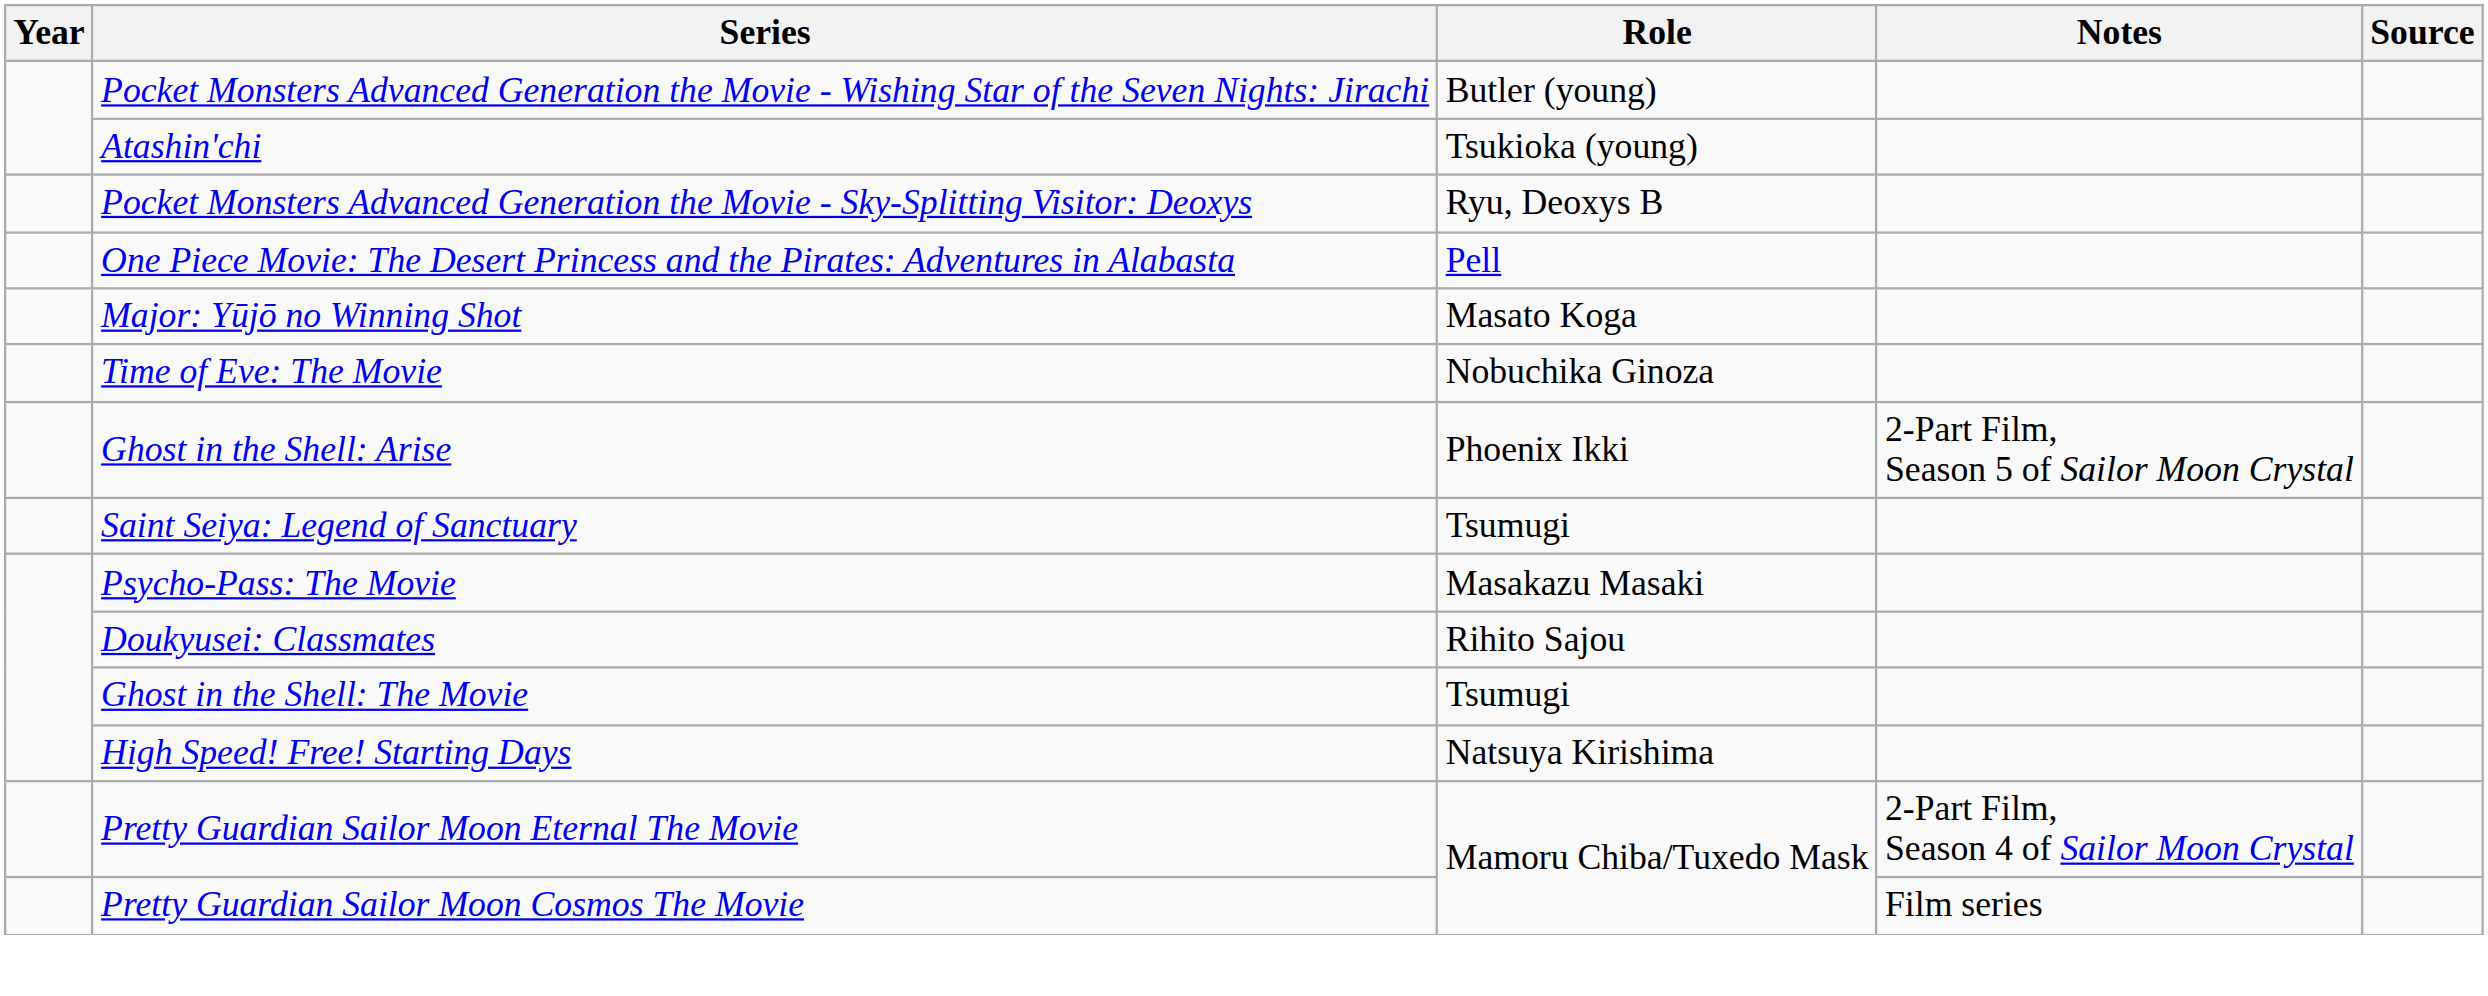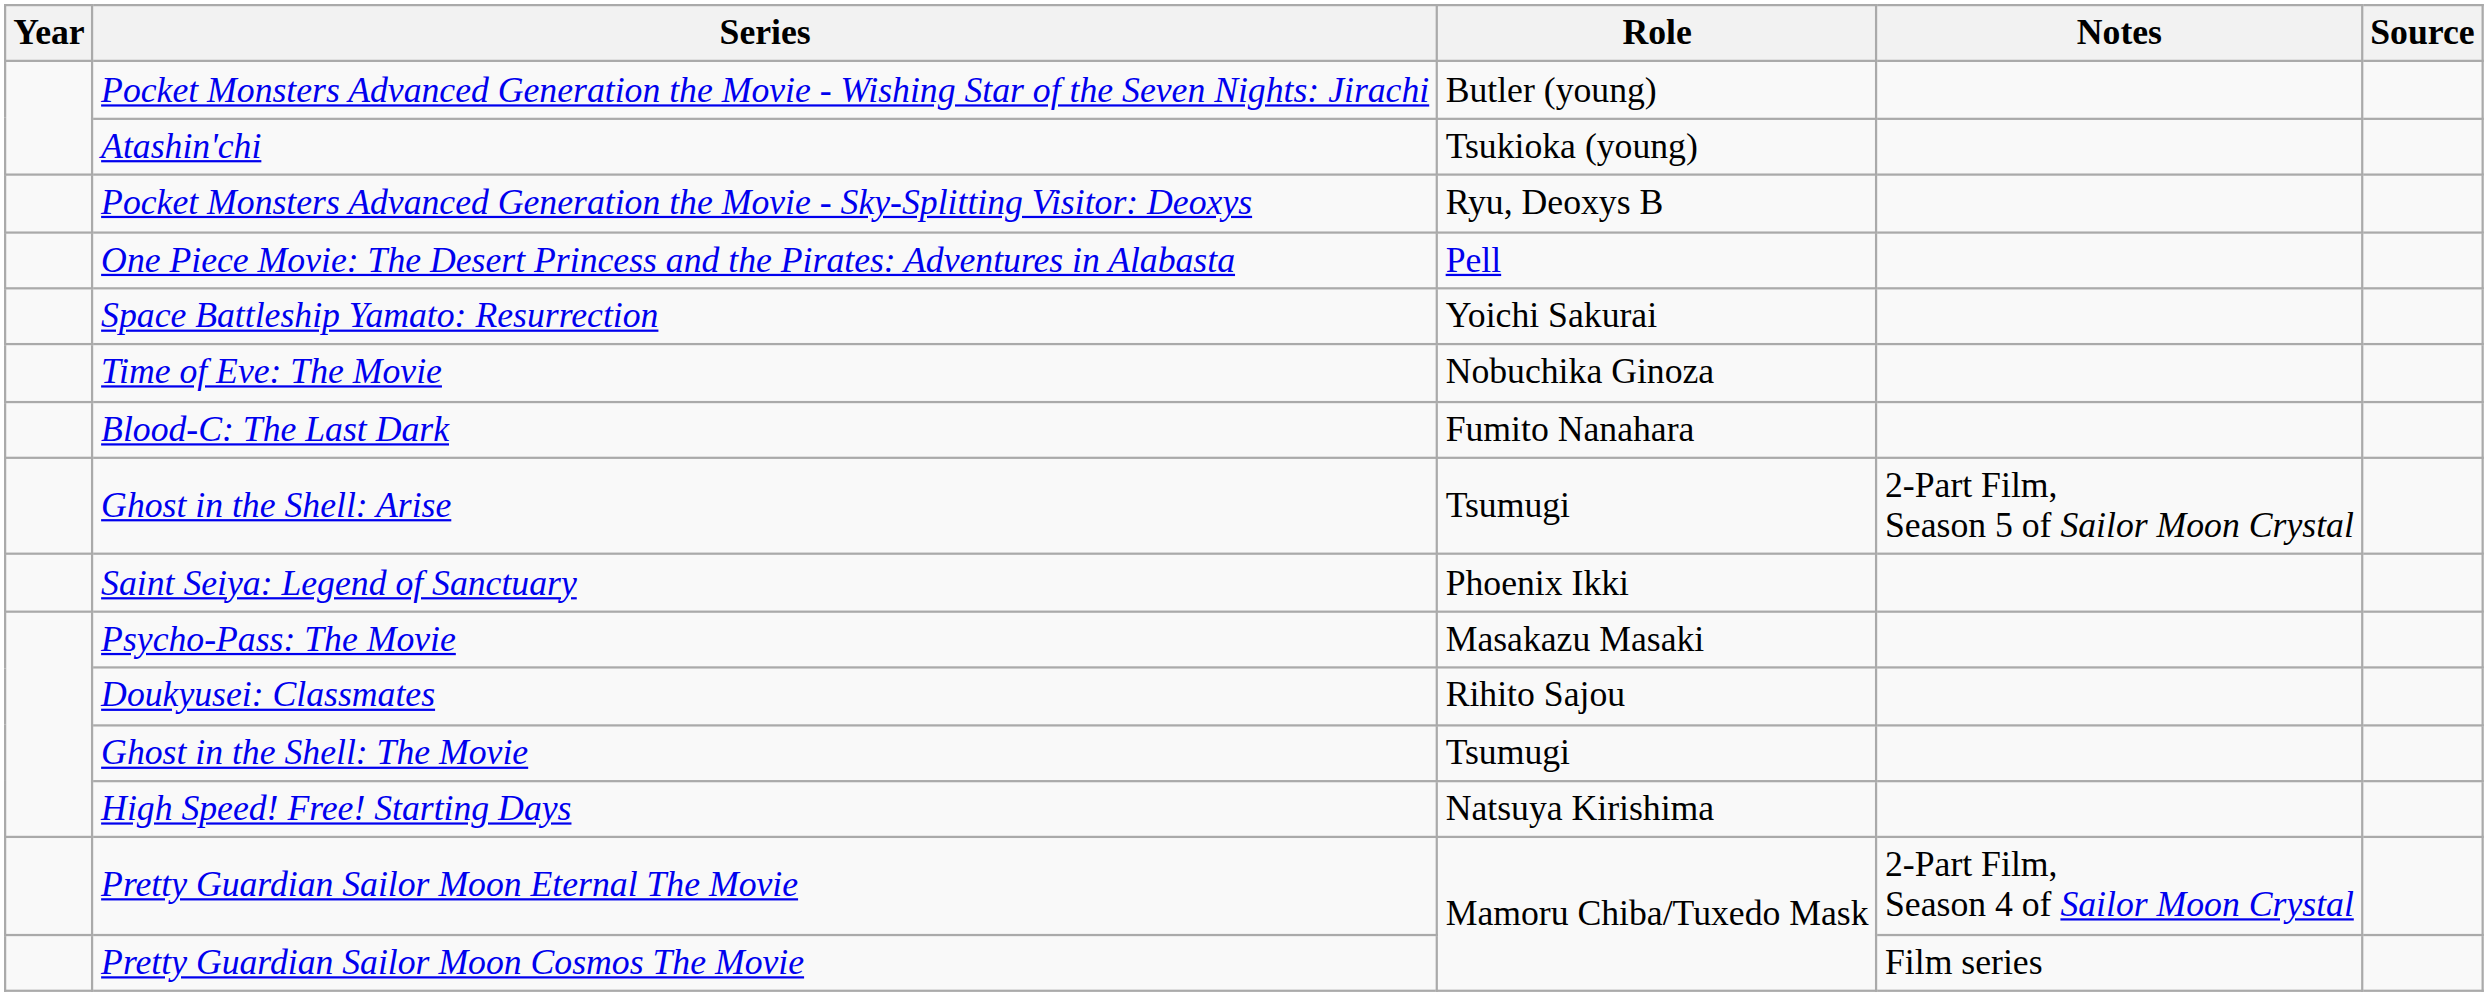- row: (311, 315)
+ row: (380, 315)
+ row: (275, 428)
(1537, 448) Phoenix Ikki -> (1508, 505) Tsumugi
(1508, 525) Tsumugi -> (1537, 582) Phoenix Ikki
